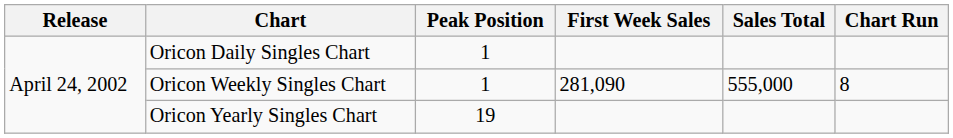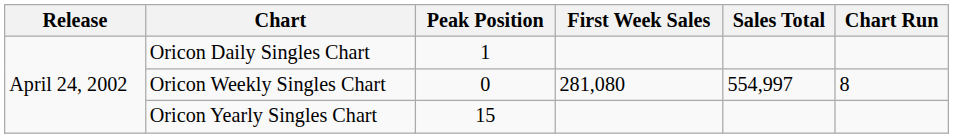(485, 84) 1 -> (485, 84) 0
(592, 84) 281,090 -> (592, 84) 281,080
(760, 84) 555,000 -> (760, 84) 554,997
(485, 116) 19 -> (485, 116) 15
